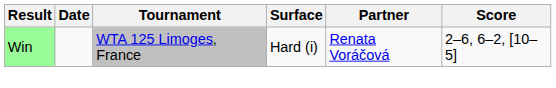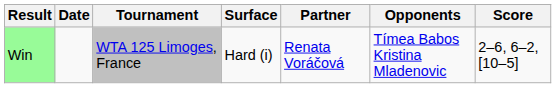+ column: (423, 15)
